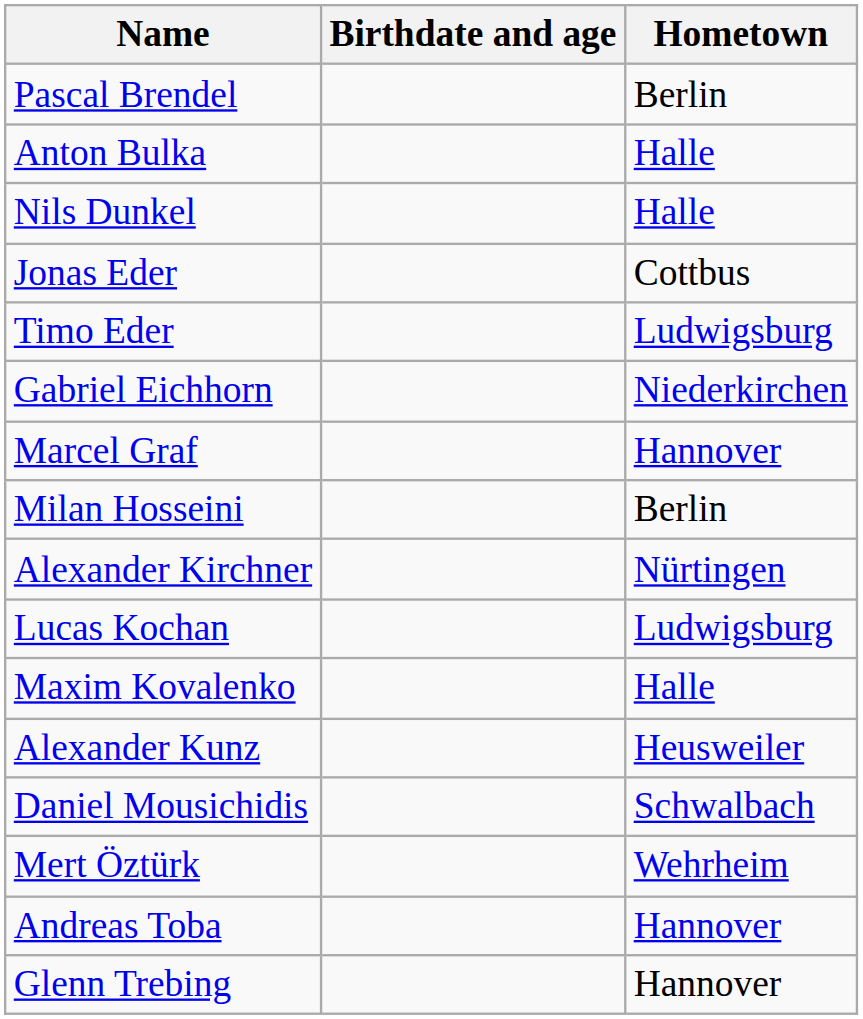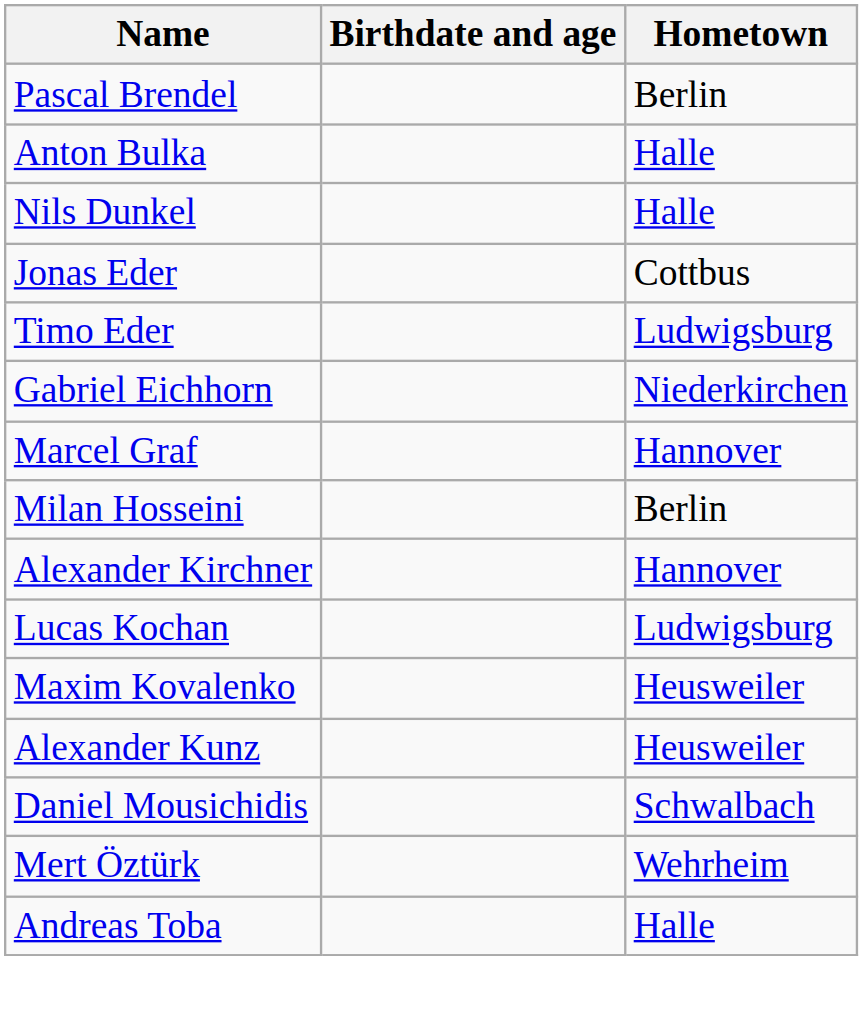(710, 568) Nürtingen -> (708, 568) Hannover
(674, 687) Halle -> (719, 687) Heusweiler
(708, 924) Hannover -> (674, 924) Halle
- row: (122, 984)
